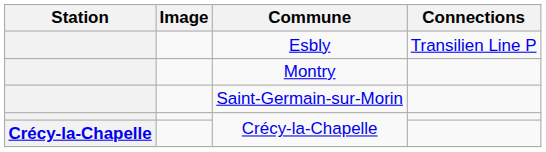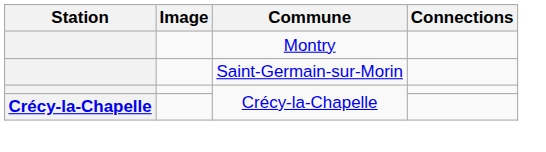- row: (80, 45)
